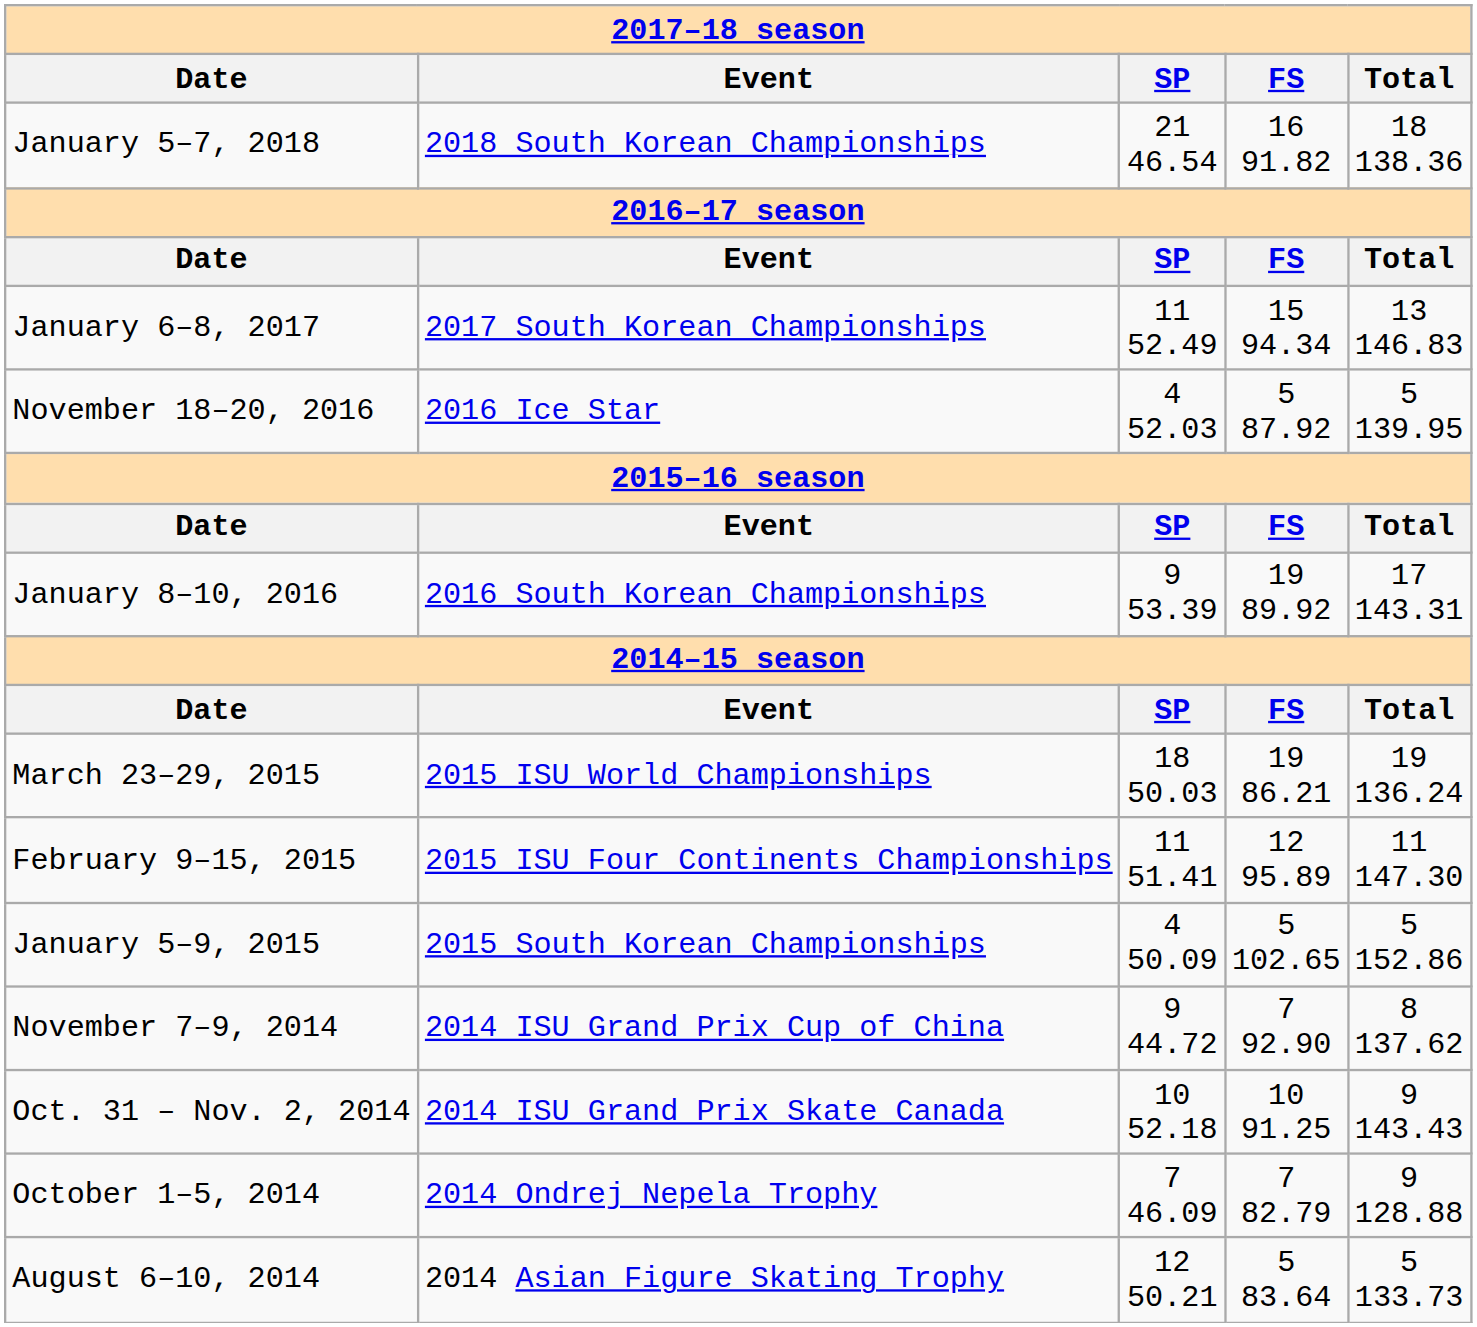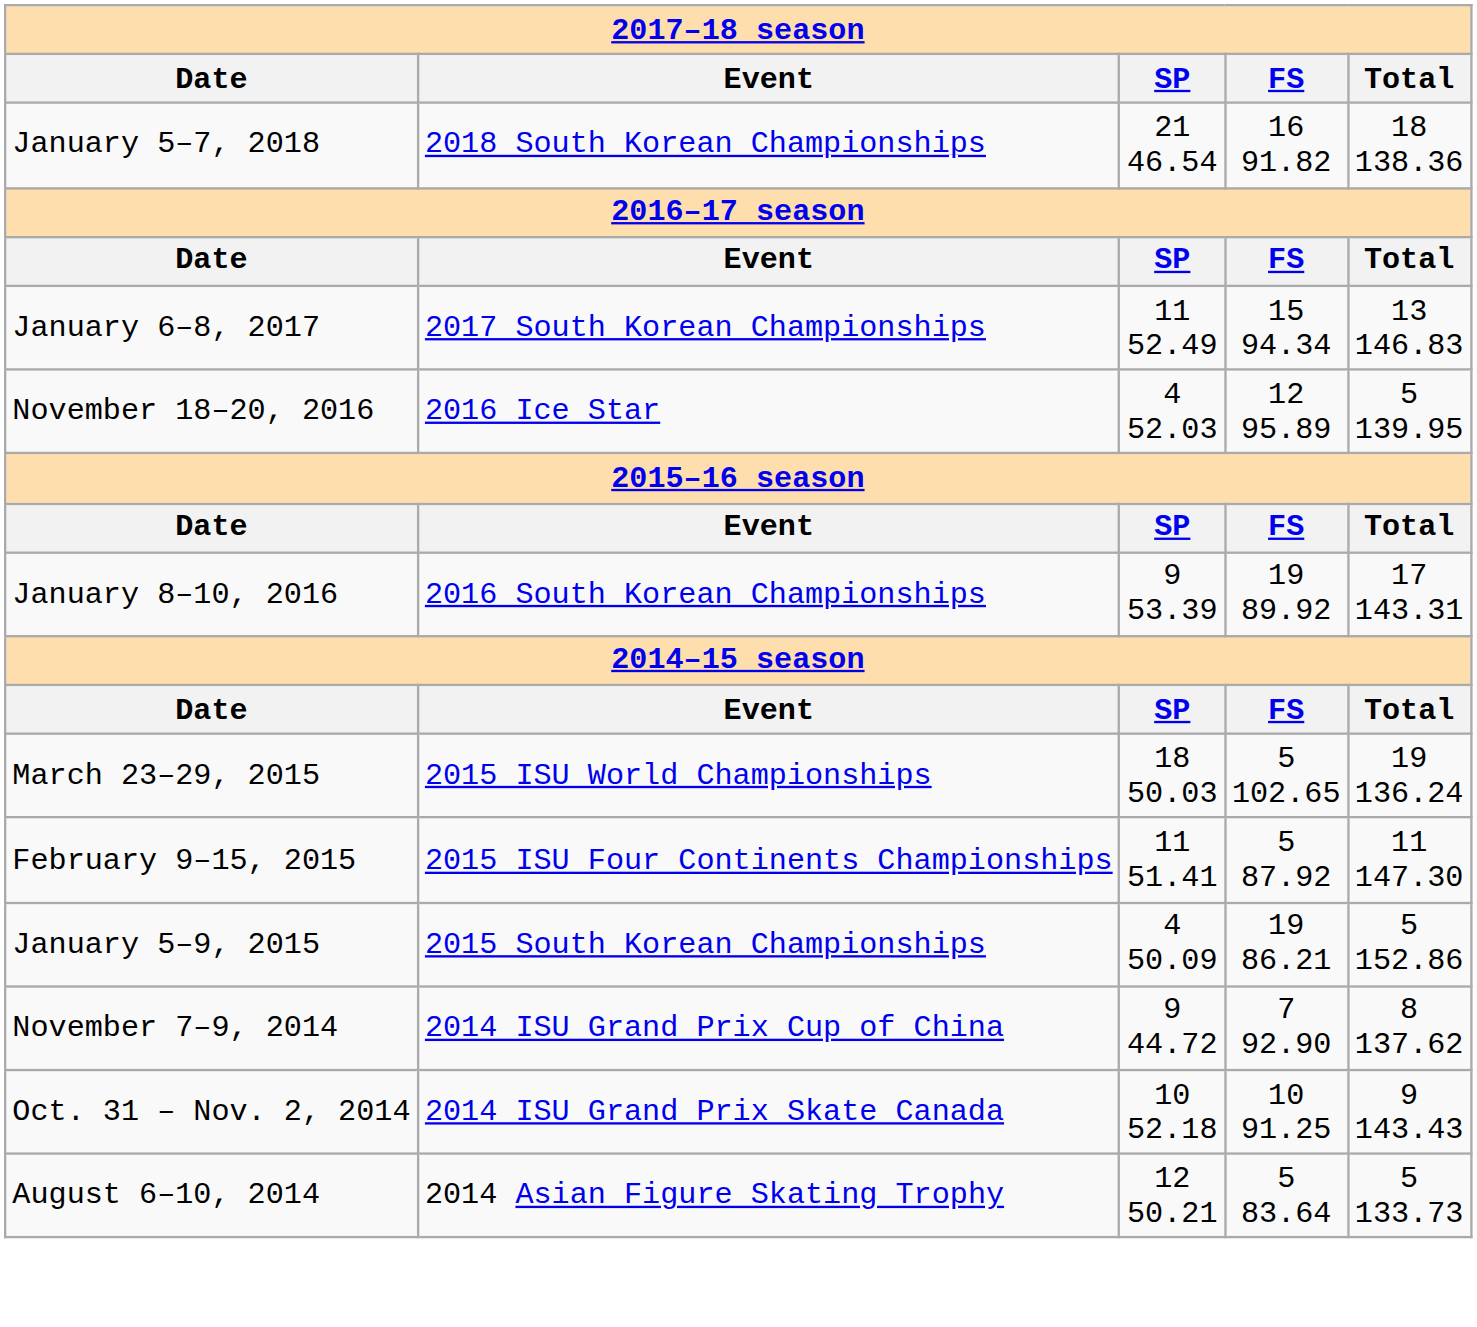(1286, 412) 5 87.92 -> (1286, 412) 12 95.89
(1286, 776) 19 86.21 -> (1286, 776) 5 102.65
(1286, 860) 12 95.89 -> (1286, 860) 5 87.92
(1286, 944) 5 102.65 -> (1286, 944) 19 86.21
- row: (166, 1196)
